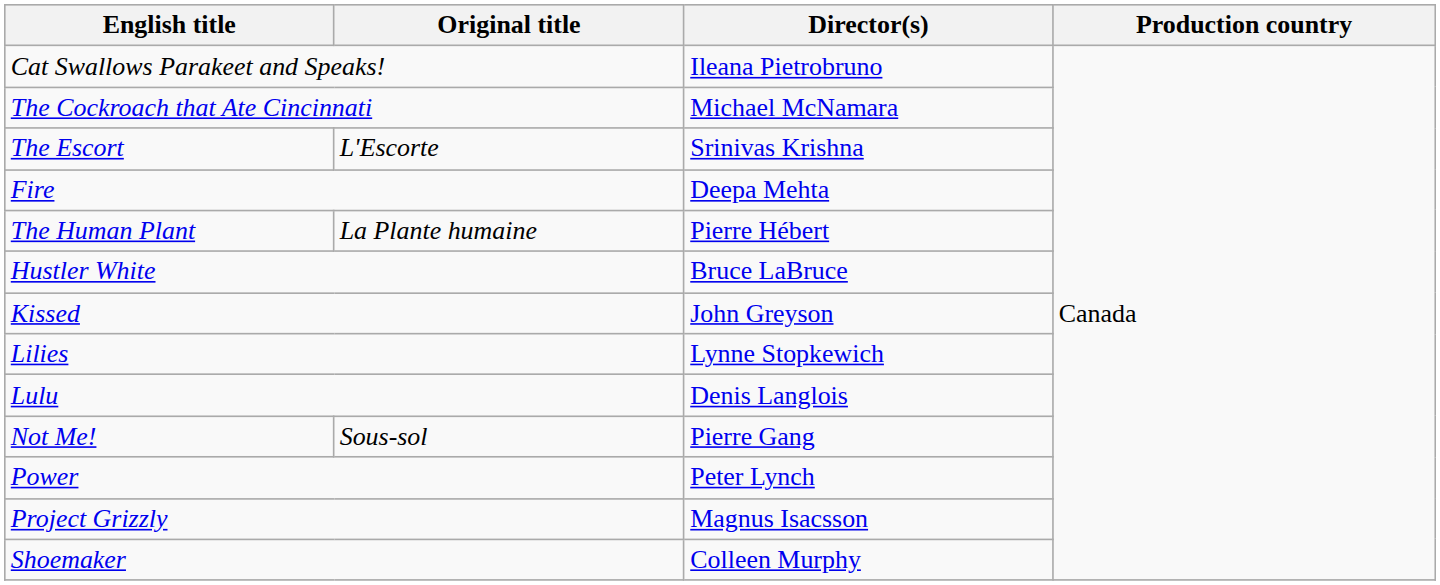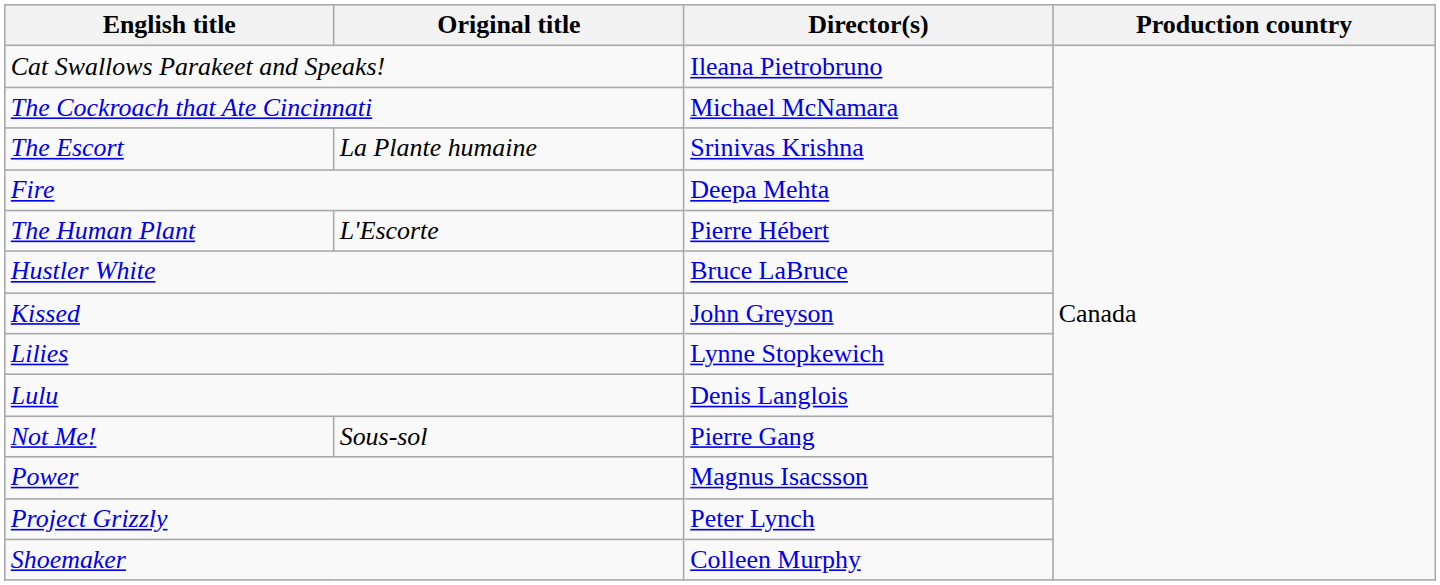(389, 148) L'Escorte -> (438, 148) La Plante humaine
(438, 230) La Plante humaine -> (389, 230) L'Escorte
(753, 477) Peter Lynch -> (779, 477) Magnus Isacsson
(779, 518) Magnus Isacsson -> (753, 518) Peter Lynch
